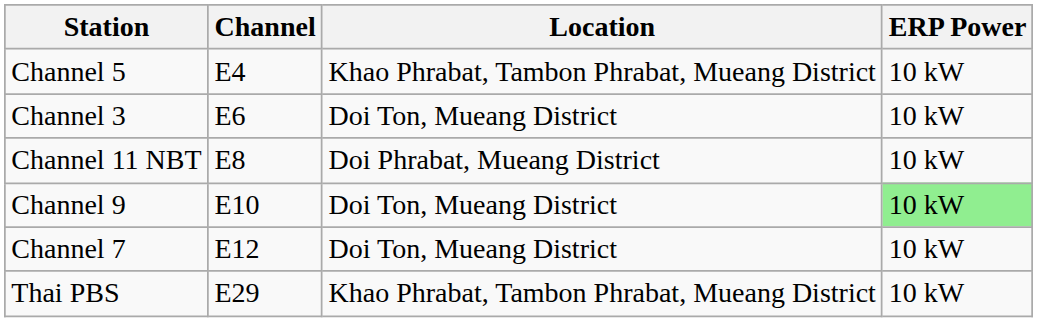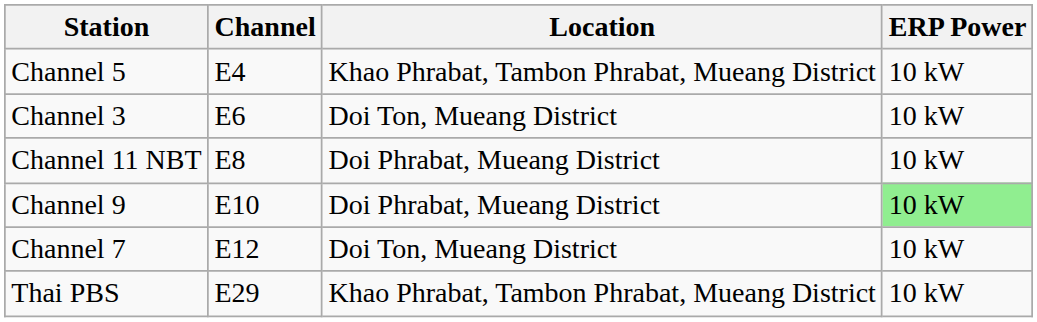(473, 204) Doi Ton, Mueang District -> (494, 204) Doi Phrabat, Mueang District
